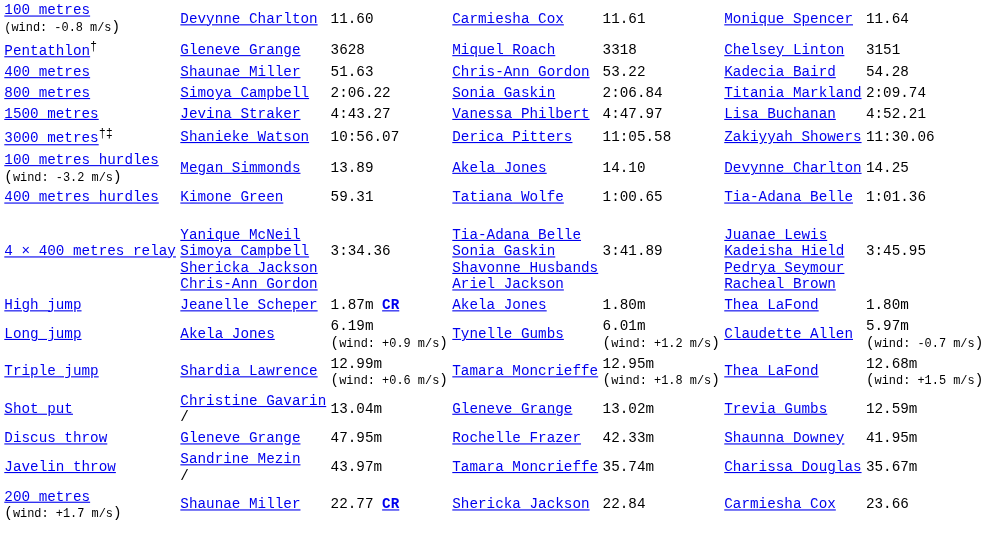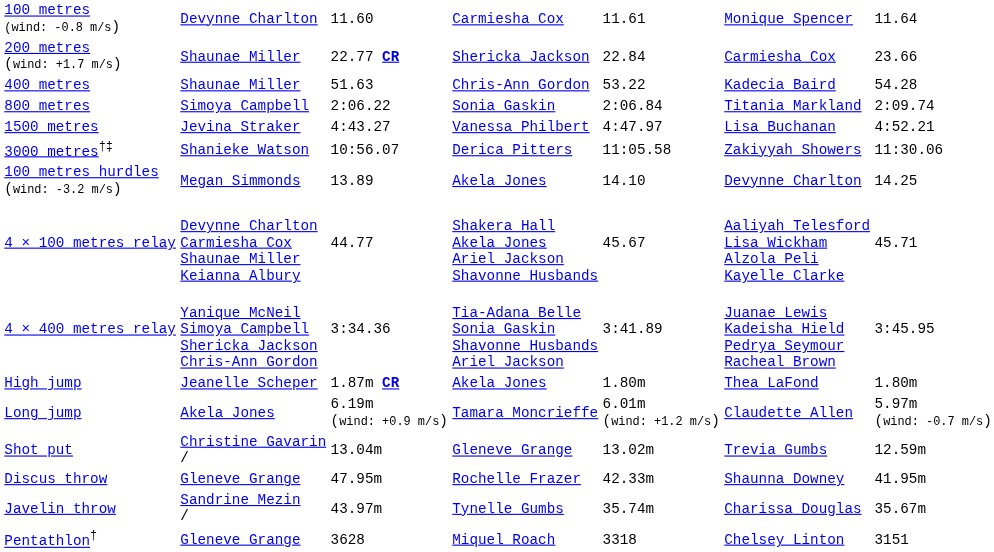rows swapped: (63, 505) <-> (51, 50)
- row: (82, 197)
+ row: (90, 243)
(508, 334) Tynelle Gumbs -> (525, 413) Tamara Moncrieffe
- row: (52, 372)
(525, 467) Tamara Moncrieffe -> (508, 509) Tynelle Gumbs
